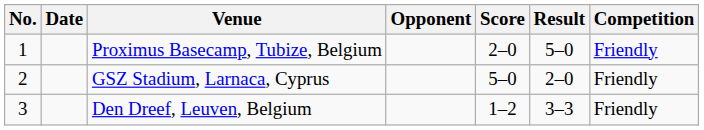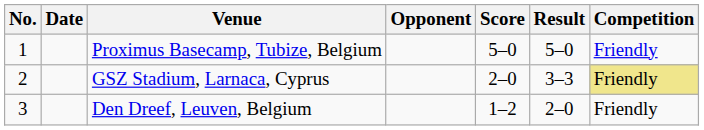(502, 49) 2–0 -> (502, 49) 5–0
(502, 79) 5–0 -> (502, 79) 2–0
(559, 79) 2–0 -> (559, 79) 3–3
(626, 79) no background -> (626, 79) khaki background
(559, 109) 3–3 -> (559, 109) 2–0
